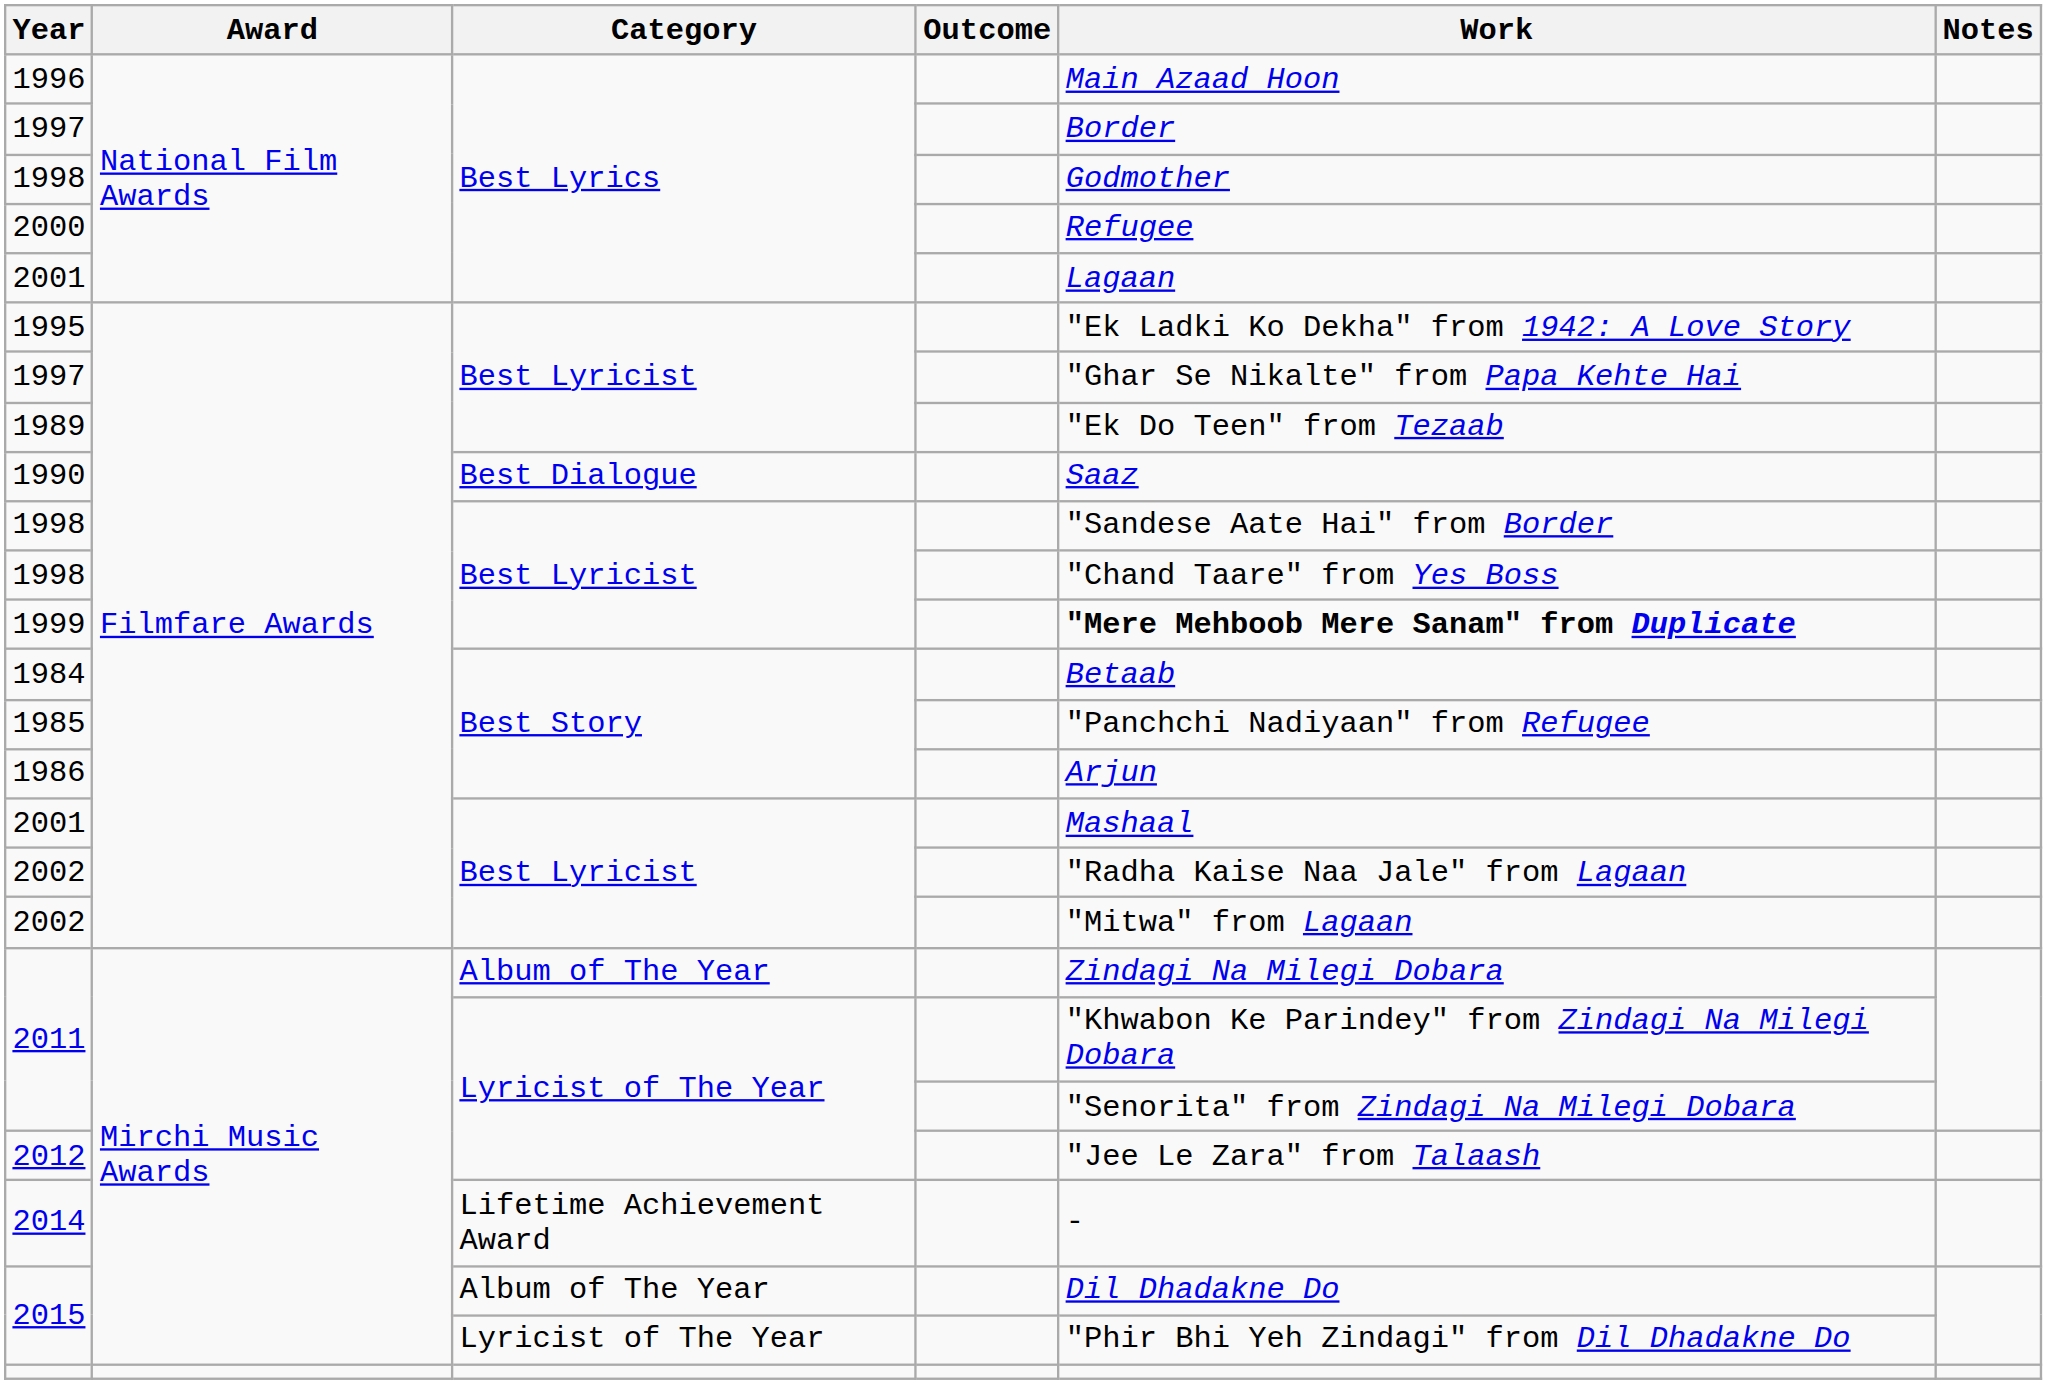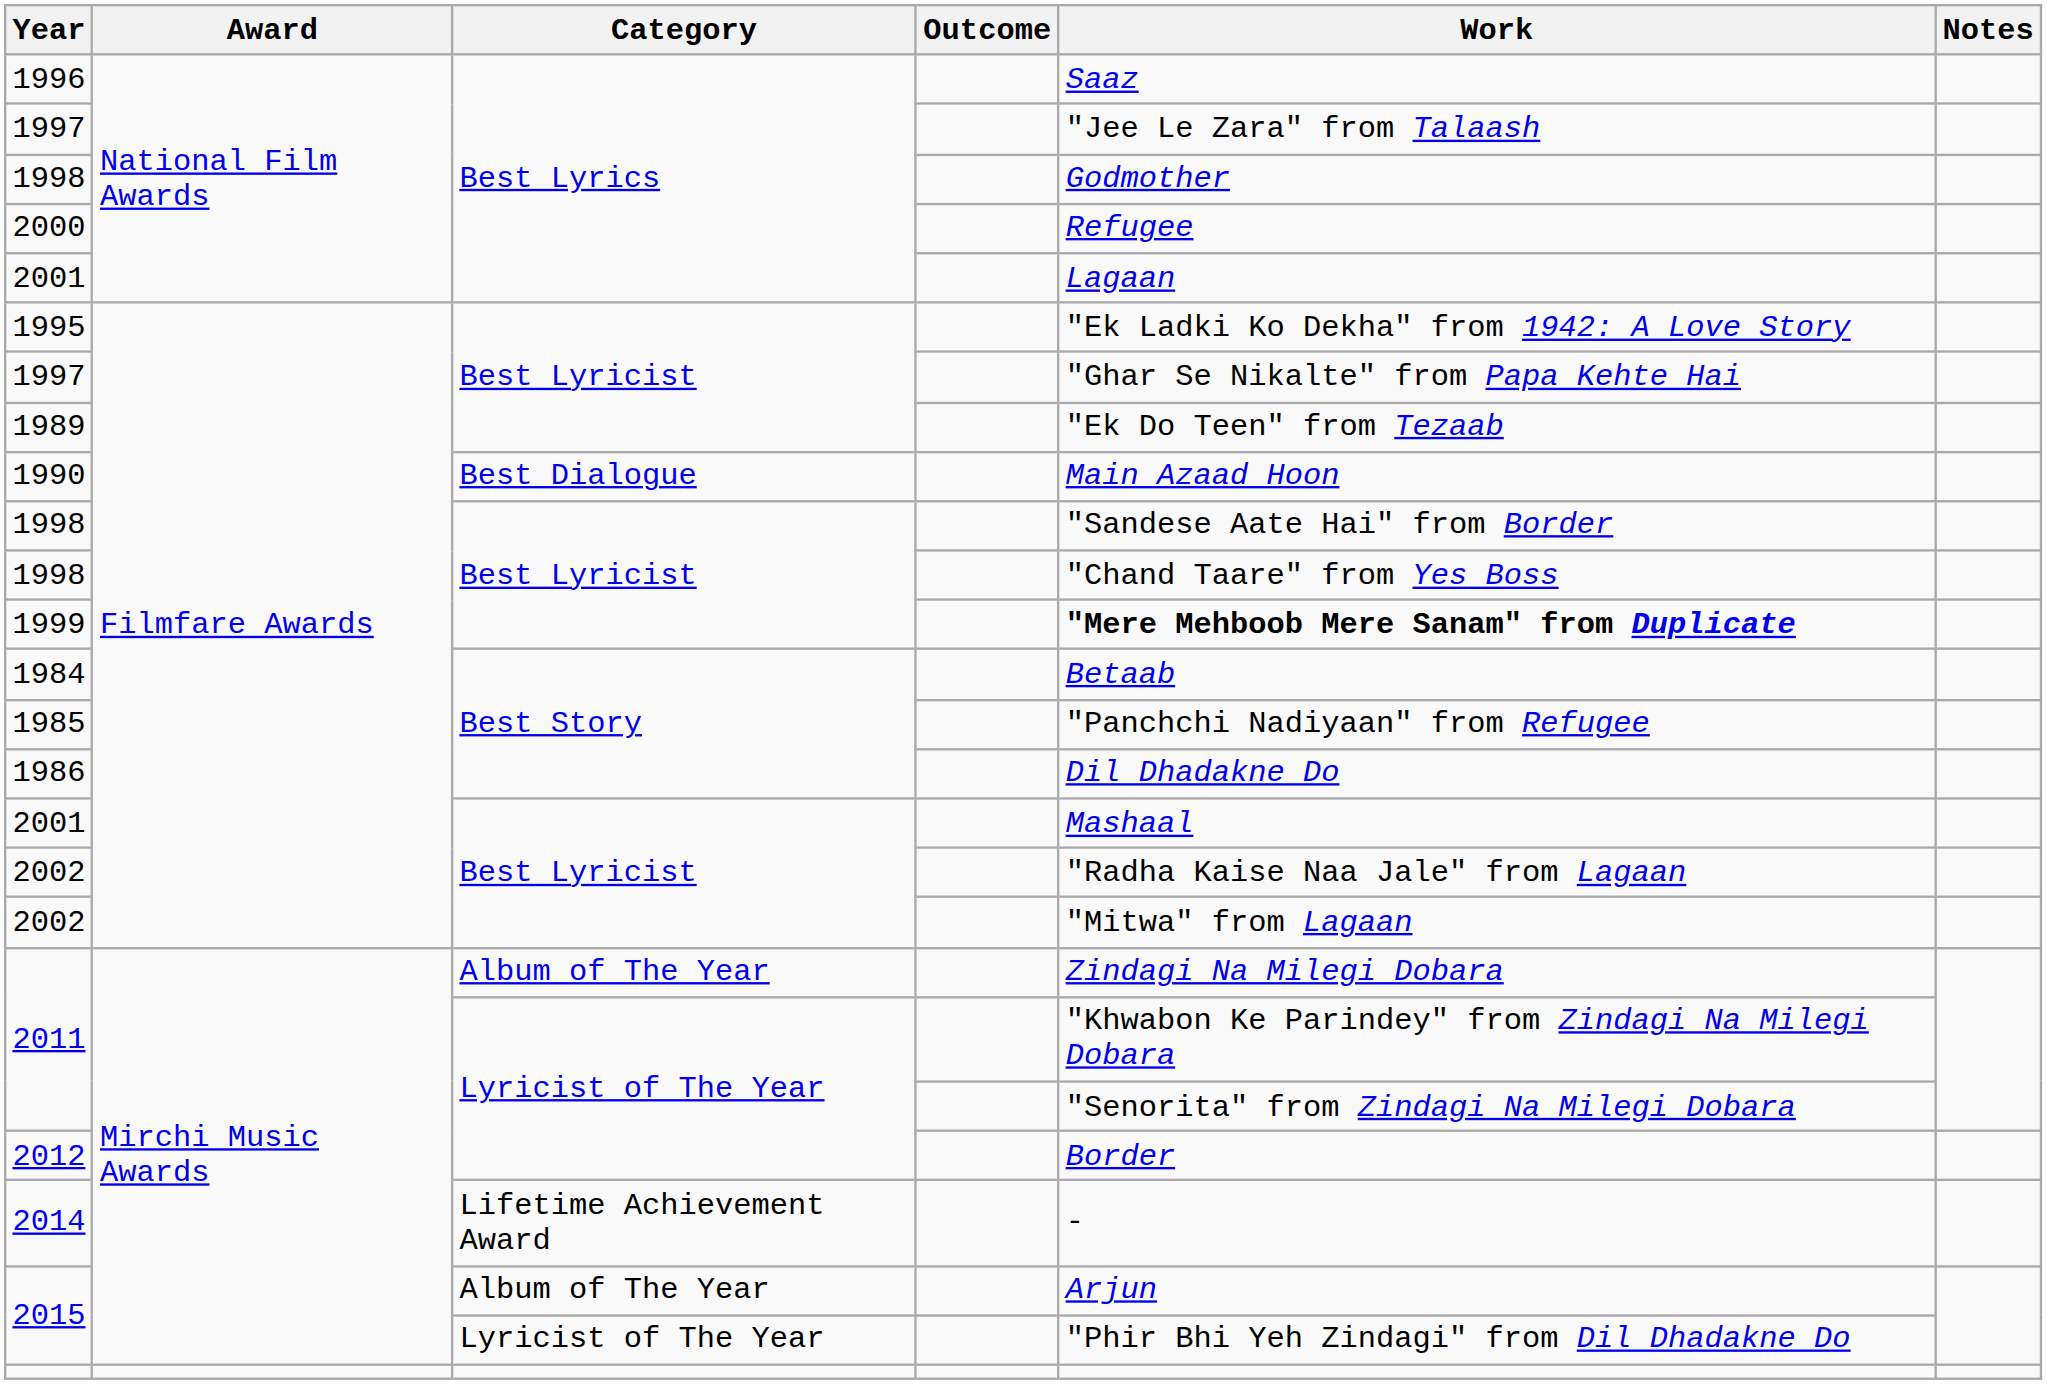(1203, 80) Main Azaad Hoon -> (1102, 80) Saaz
(1120, 129) Border -> (1303, 129) "Jee Le Zara" from Talaash
(1102, 476) Saaz -> (1203, 476) Main Azaad Hoon
(1111, 774) Arjun -> (1203, 774) Dil Dhadakne Do
(1303, 1156) "Jee Le Zara" from Talaash -> (1120, 1156) Border
(1203, 1290) Dil Dhadakne Do -> (1111, 1290) Arjun
